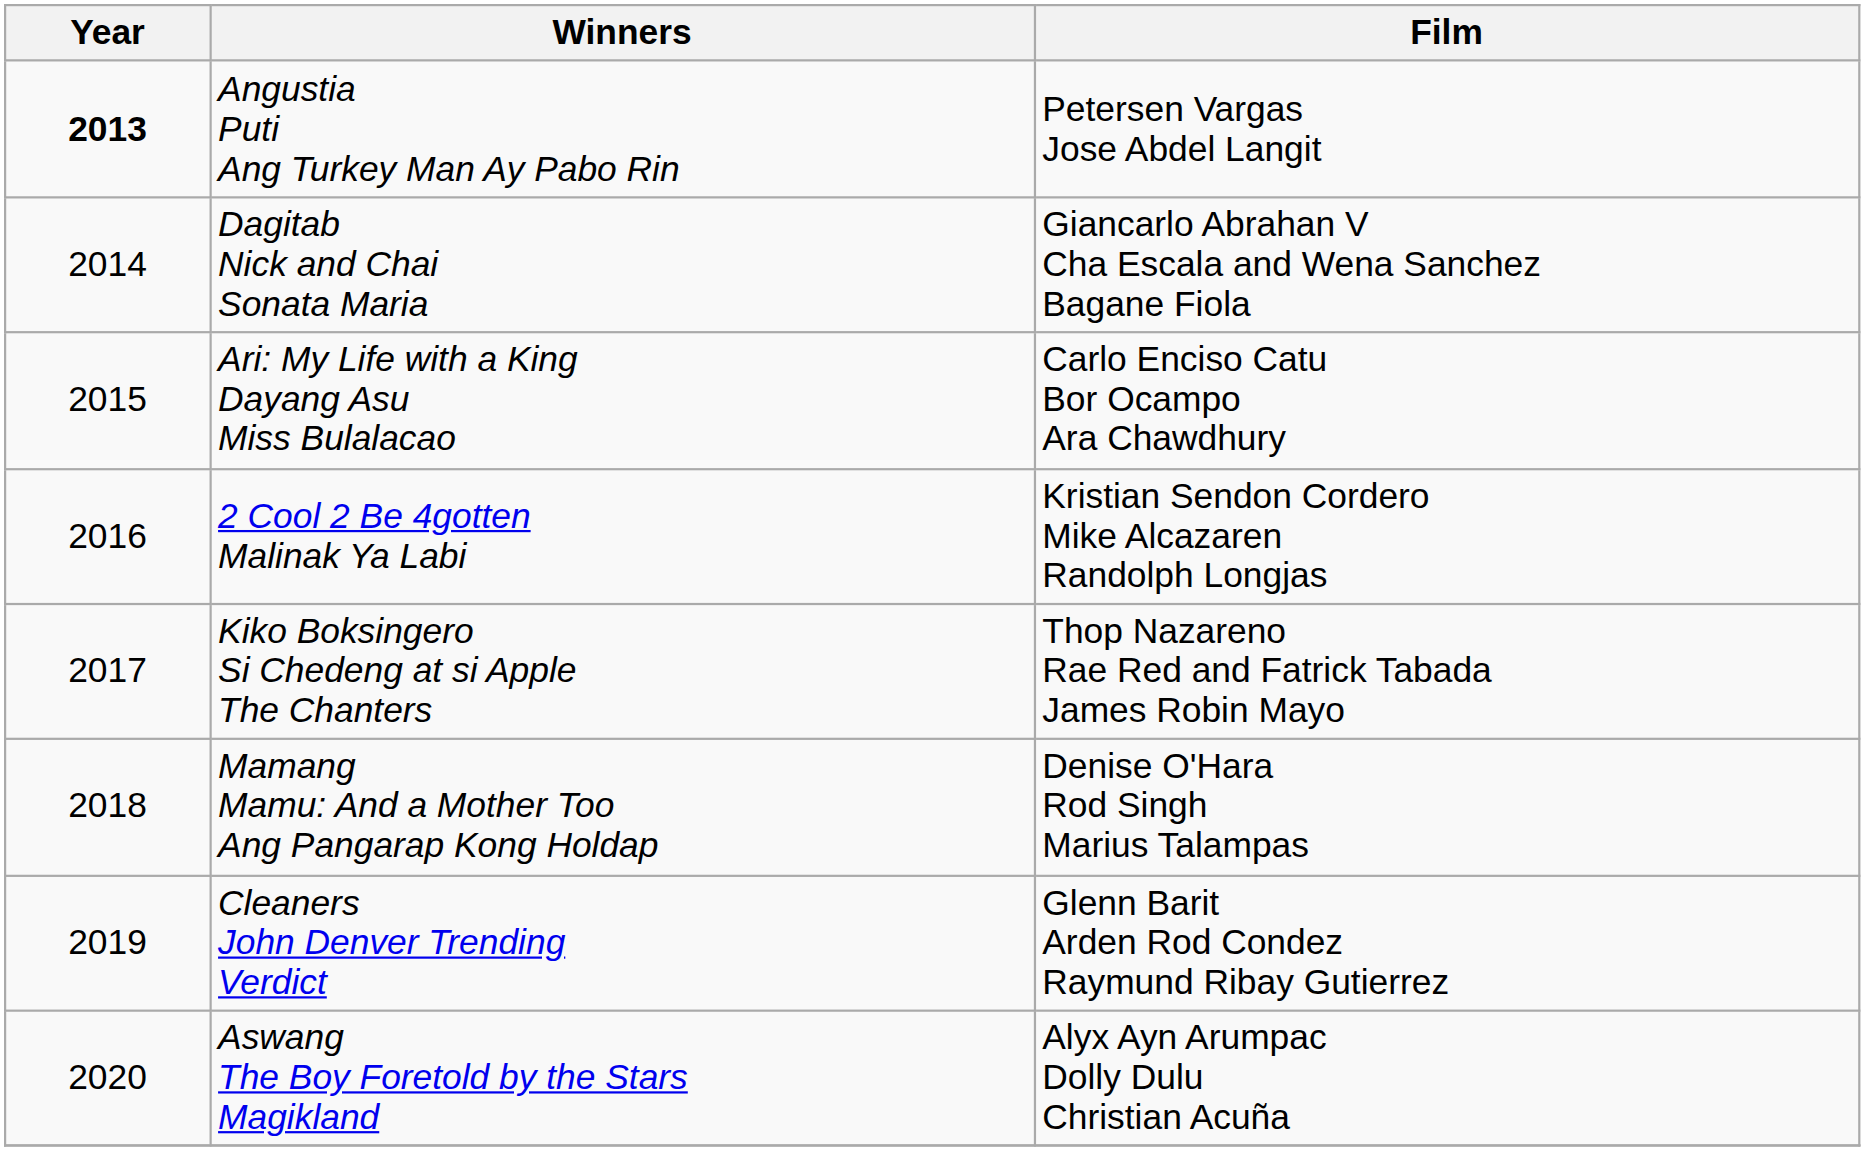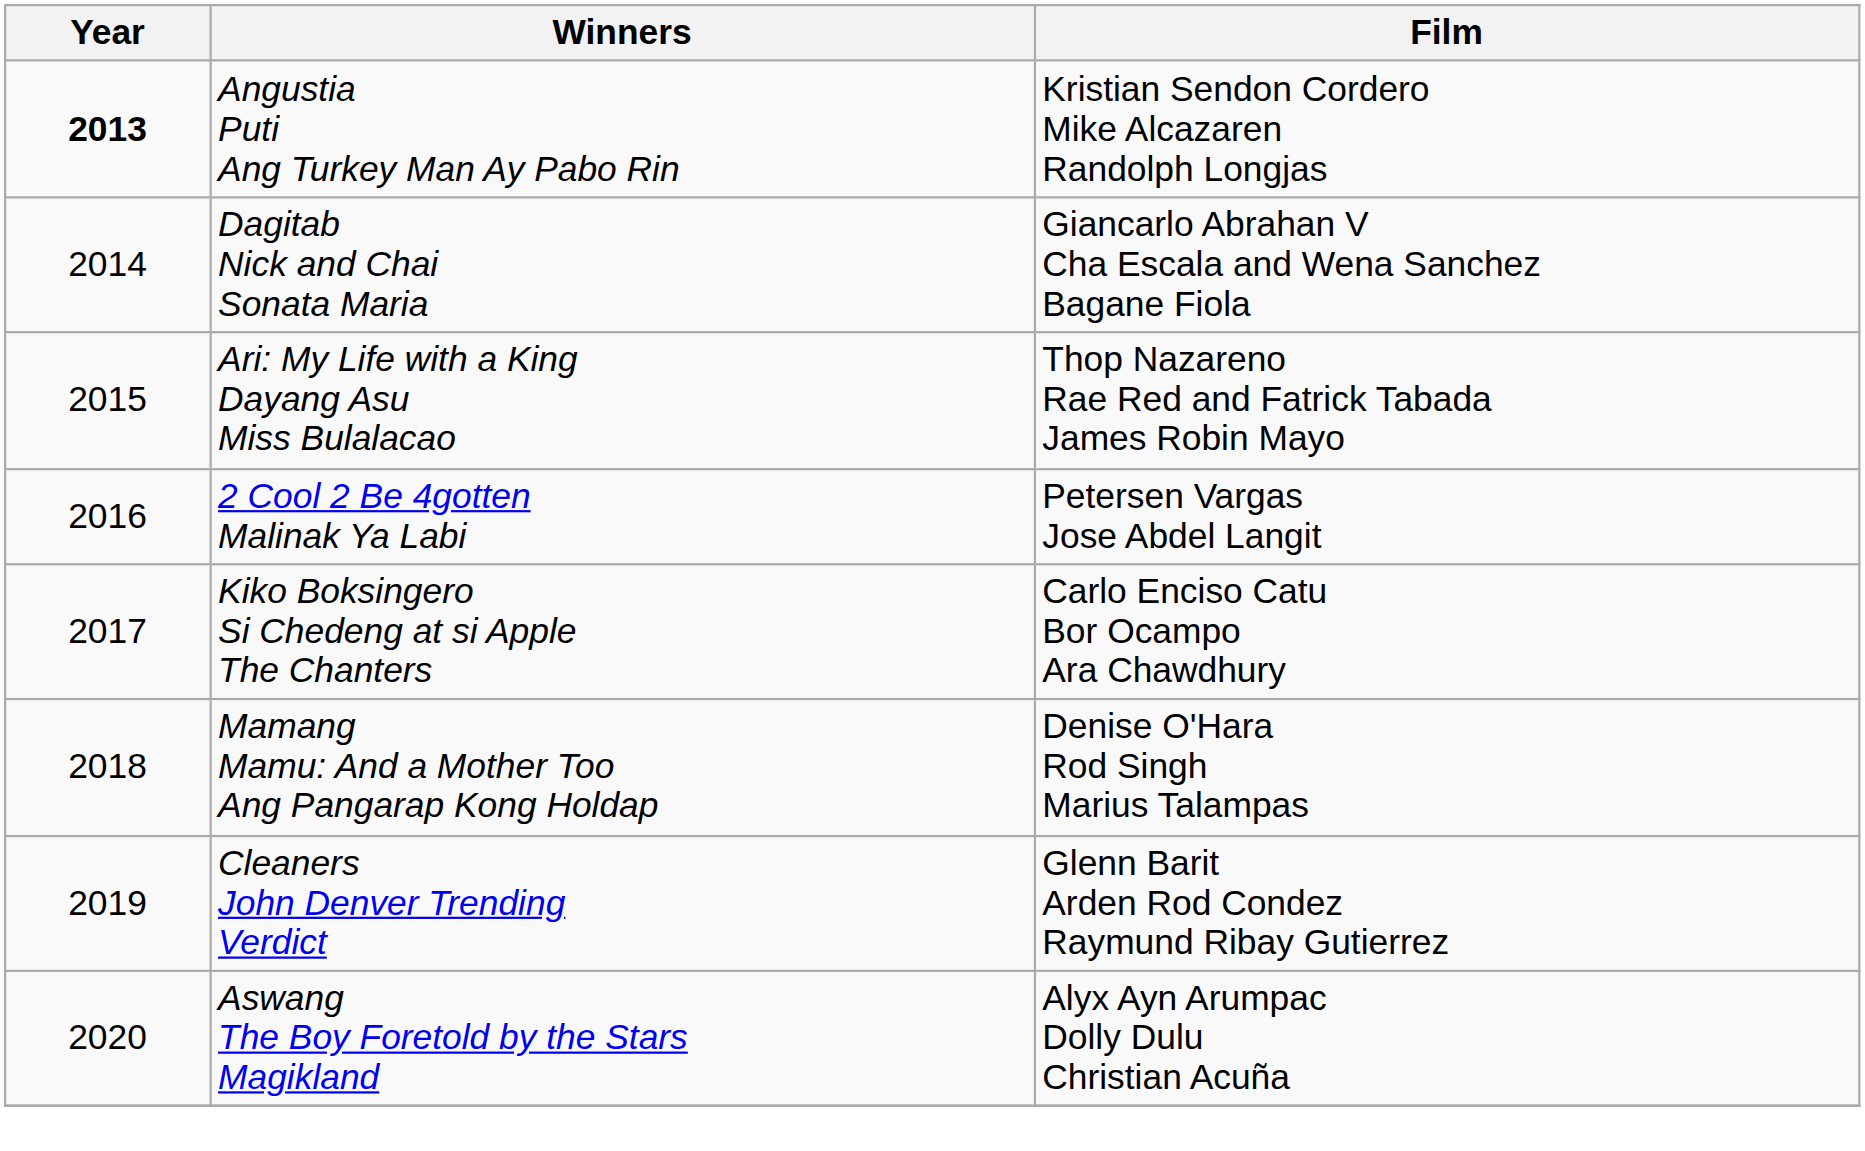(1182, 128) Petersen Vargas Jose Abdel Langit -> (1236, 128) Kristian Sendon Cordero Mike Alcazaren Randolph Longjas
(1185, 399) Carlo Enciso Catu Bor Ocampo Ara Chawdhury -> (1267, 399) Thop Nazareno Rae Red and Fatrick Tabada James Robin Mayo
(1236, 535) Kristian Sendon Cordero Mike Alcazaren Randolph Longjas -> (1182, 515) Petersen Vargas Jose Abdel Langit
(1267, 670) Thop Nazareno Rae Red and Fatrick Tabada James Robin Mayo -> (1185, 631) Carlo Enciso Catu Bor Ocampo Ara Chawdhury
